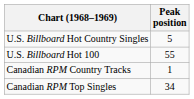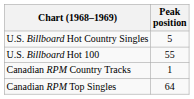(170, 86) 34 -> (170, 86) 64
